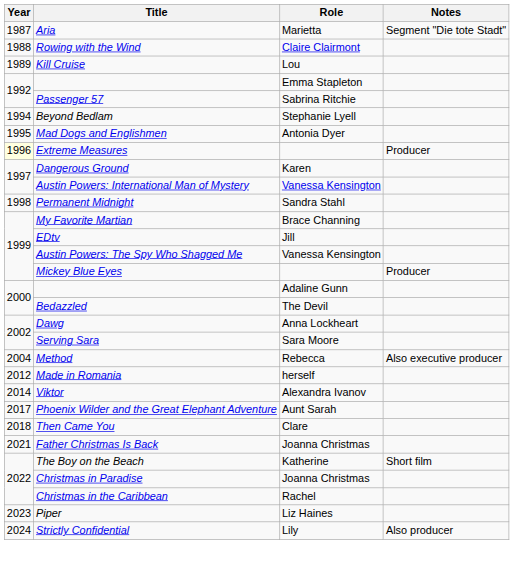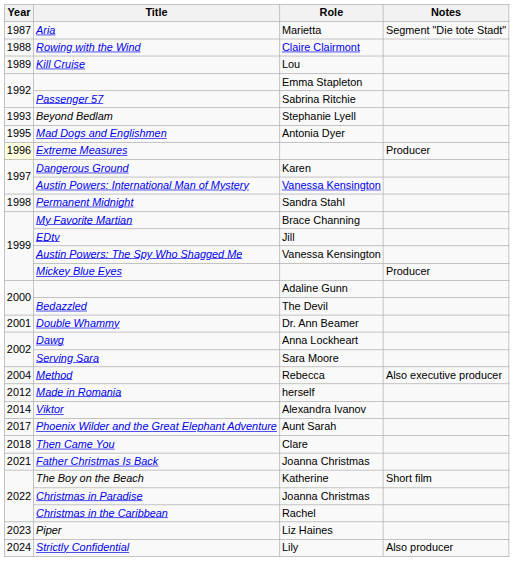(19, 116) 1994 -> (19, 116) 1993
+ row: (78, 323)
